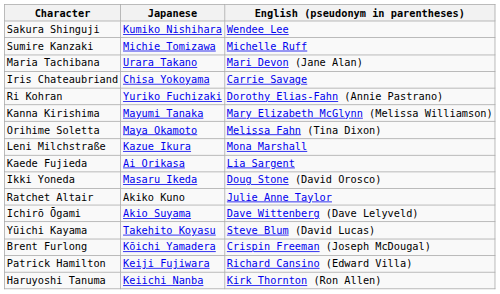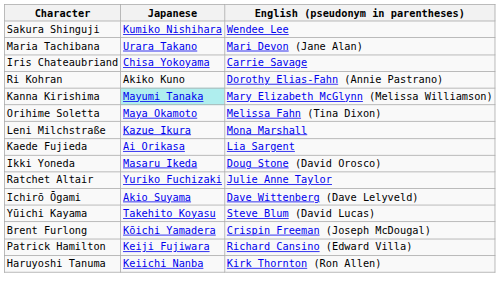- row: (50, 46)
(172, 96) Yuriko Fuchizaki -> (154, 80) Akiko Kuno
(163, 113) no background -> (163, 96) paleturquoise background
(154, 197) Akiko Kuno -> (172, 180) Yuriko Fuchizaki
